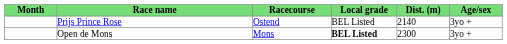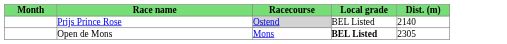- column: (476, 10)
(266, 22) no background -> (266, 22) lightgrey background
(407, 33) 2300 -> (407, 33) 2305
